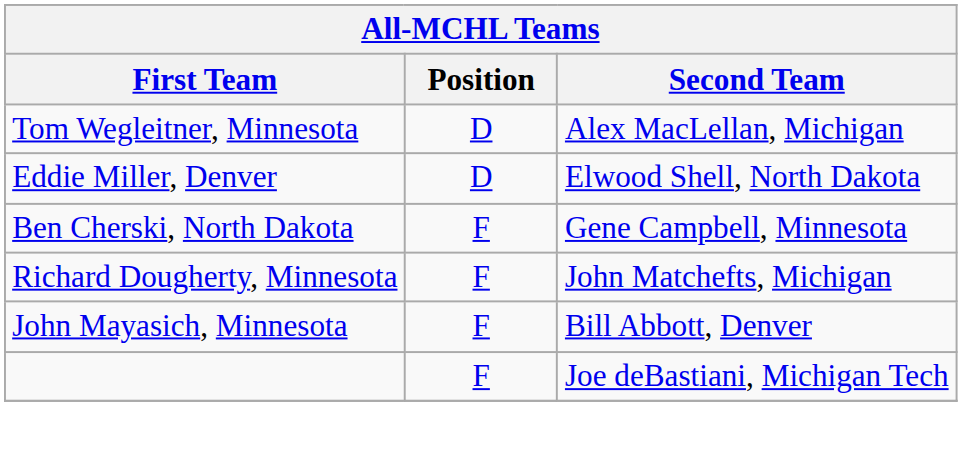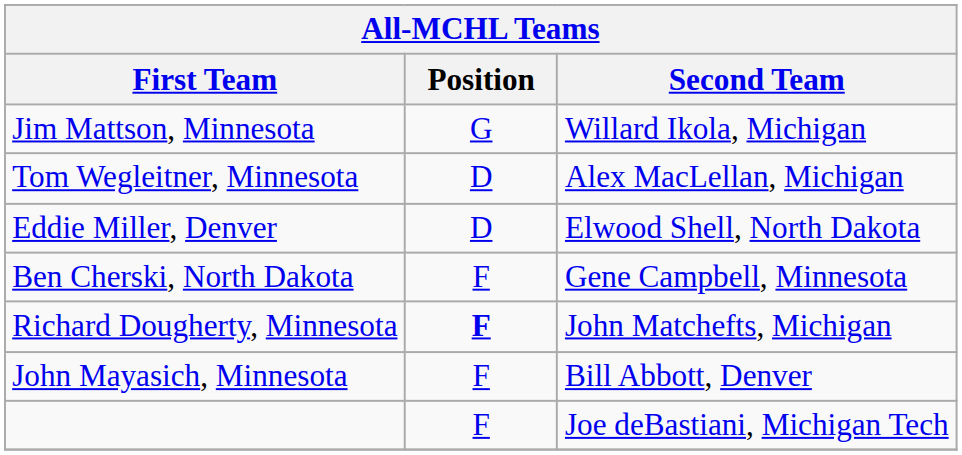+ row: (163, 128)
(481, 276) normal -> (481, 326) bold
